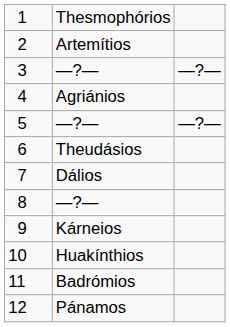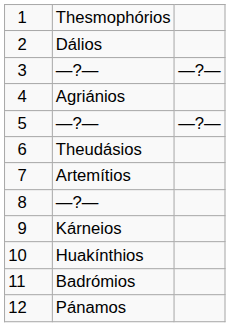(93, 44) Artemítios -> (79, 44) Dálios
(79, 176) Dálios -> (93, 176) Artemítios
